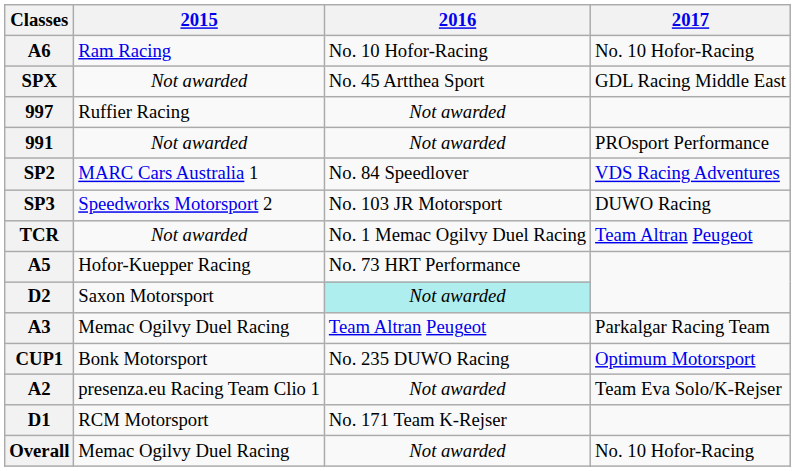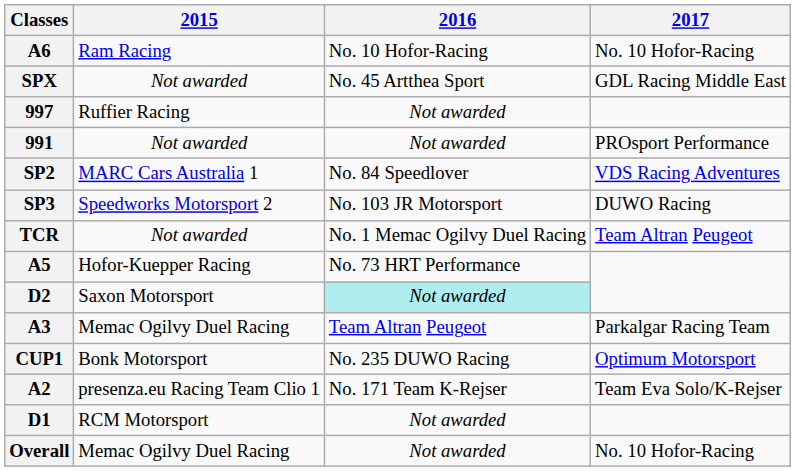(458, 389) Not awarded -> (418, 389) No. 171 Team K-Rejser
(418, 420) No. 171 Team K-Rejser -> (458, 420) Not awarded
